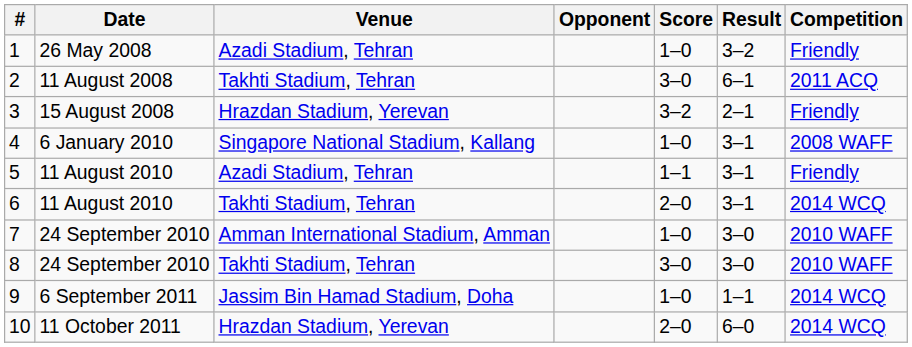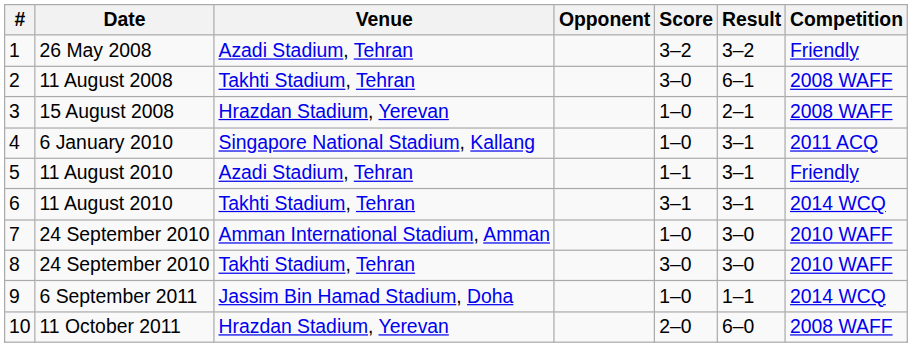(675, 50) 1–0 -> (675, 50) 3–2
(834, 81) 2011 ACQ -> (841, 81) 2008 WAFF
(675, 111) 3–2 -> (675, 111) 1–0
(824, 111) Friendly -> (841, 111) 2008 WAFF
(841, 142) 2008 WAFF -> (834, 142) 2011 ACQ
(675, 204) 2–0 -> (675, 204) 3–1
(838, 326) 2014 WCQ -> (841, 326) 2008 WAFF
